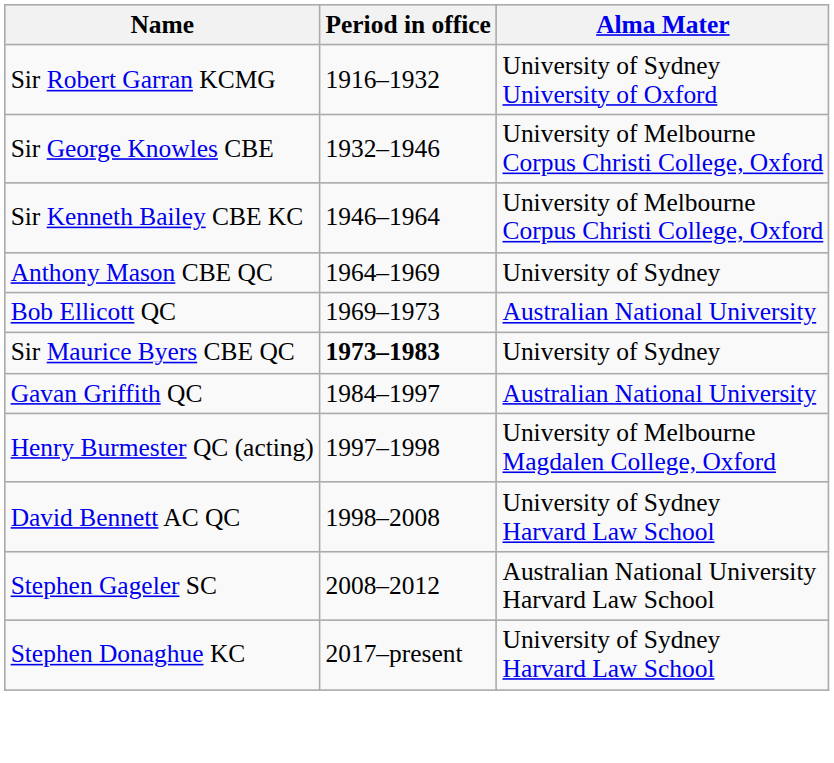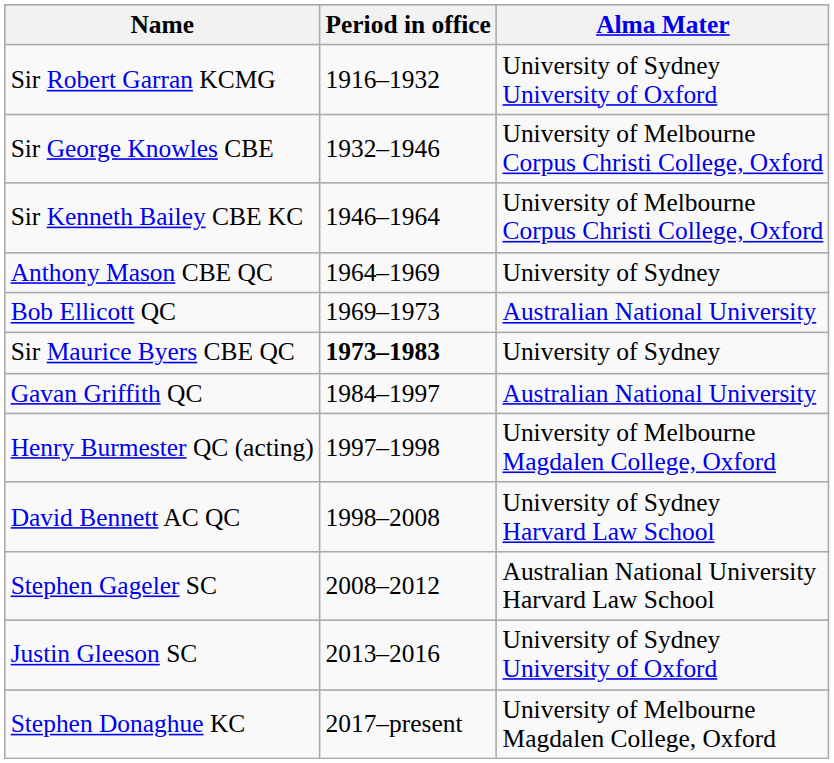+ row: (104, 654)
(611, 654) University of Sydney Harvard Law School -> (639, 723) University of Melbourne Magdalen College, Oxford
